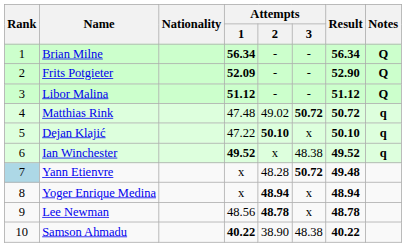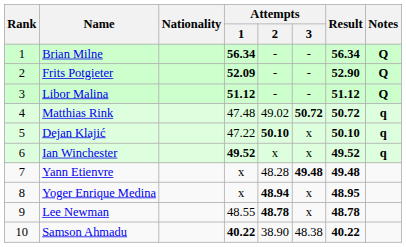(309, 152) 48.38 -> (309, 152) x
(22, 172) lightblue background -> (22, 172) no background
(309, 172) 50.72 -> (309, 172) 49.48
(346, 192) 48.94 -> (346, 192) 48.95
(241, 212) 48.56 -> (241, 212) 48.55
